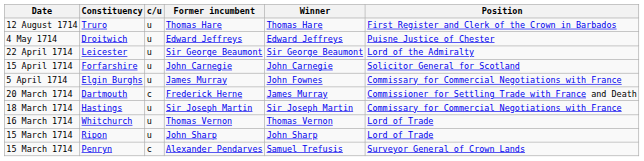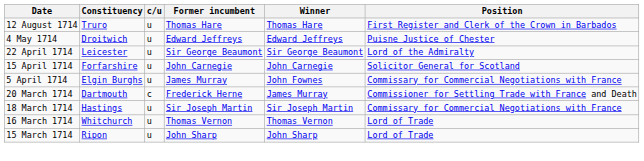- row: (97, 149)
